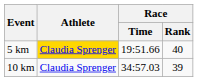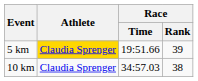(178, 50) 40 -> (178, 50) 39
(178, 68) 39 -> (178, 68) 38
